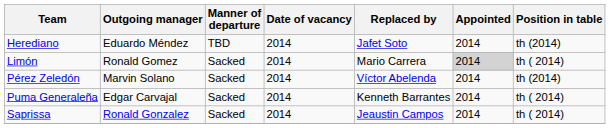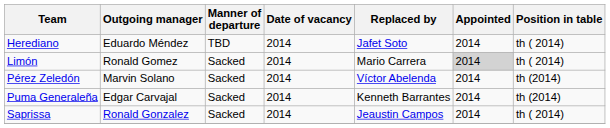(538, 43) th (2014) -> (540, 43) th ( 2014)
(540, 97) th ( 2014) -> (538, 97) th (2014)
